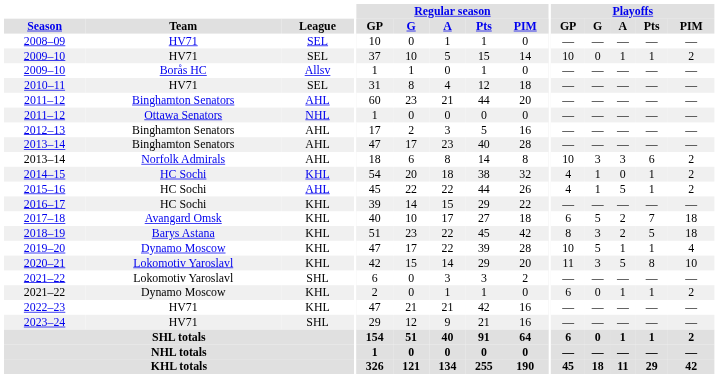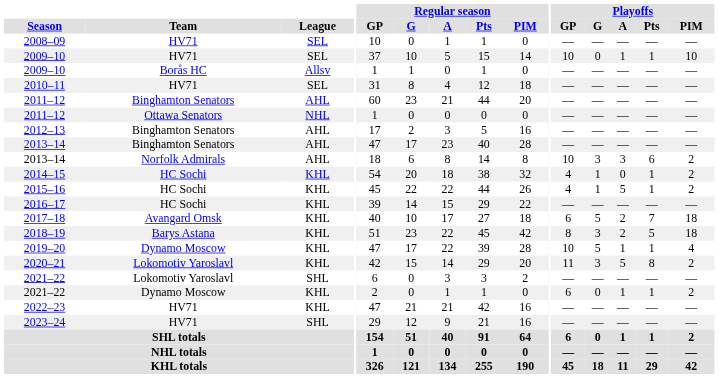(691, 55) 2 -> (691, 55) 10
(318, 189) AHL -> (318, 189) KHL
(691, 263) 10 -> (691, 263) 2
